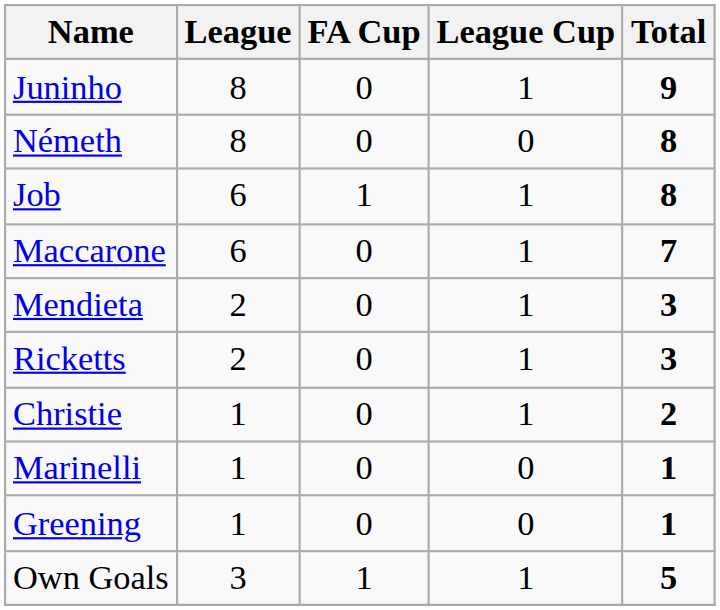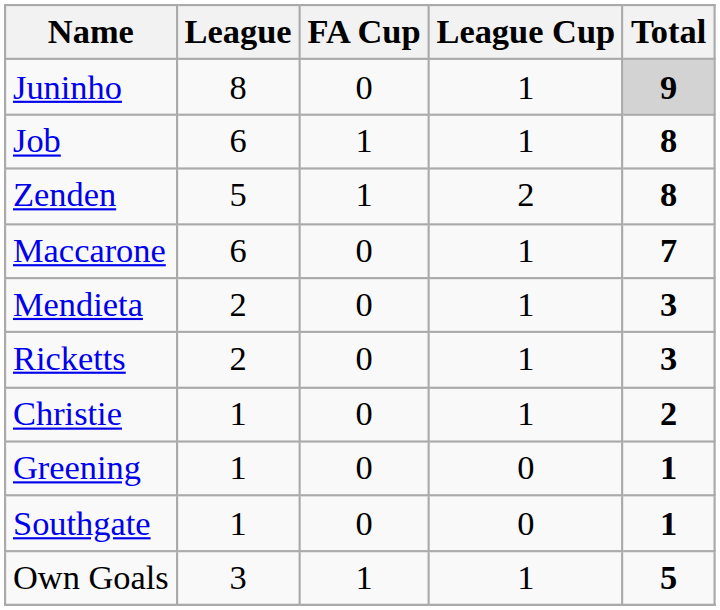(669, 86) no background -> (669, 86) lightgrey background
- row: (67, 140)
+ row: (65, 195)
- row: (77, 468)
+ row: (82, 522)
